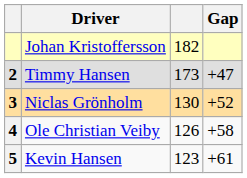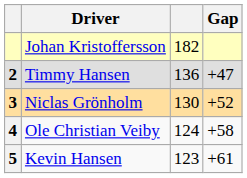(187, 74) 173 -> (187, 74) 136
(187, 131) 126 -> (187, 131) 124
